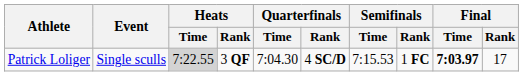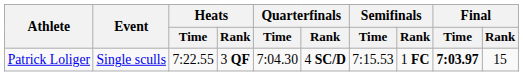(193, 60) lightgrey background -> (193, 60) no background
(500, 60) 17 -> (500, 60) 15
